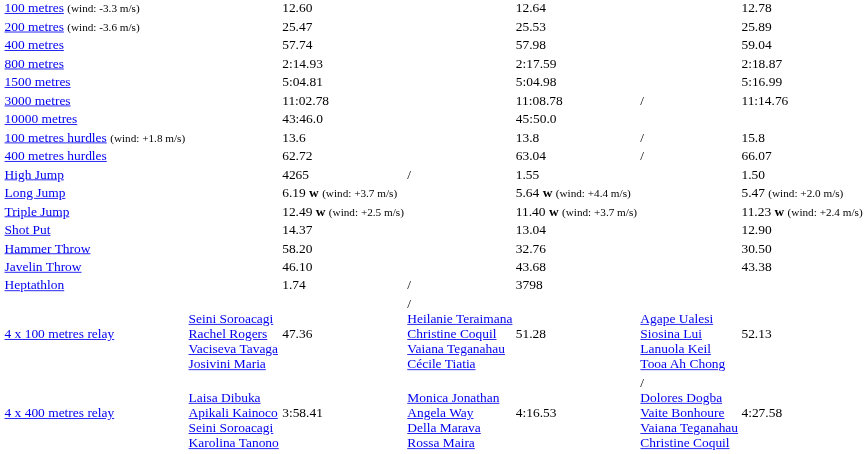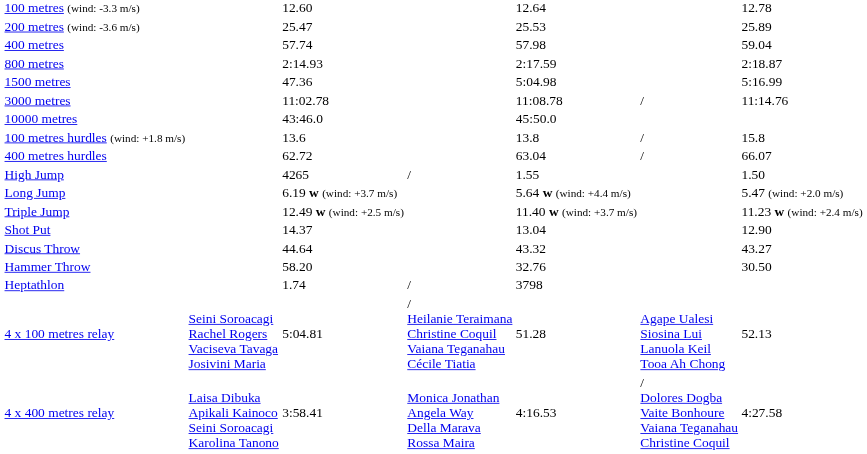(303, 82) 5:04.81 -> (297, 82) 47.36
+ row: (42, 248)
- row: (43, 266)
(297, 334) 47.36 -> (303, 334) 5:04.81
